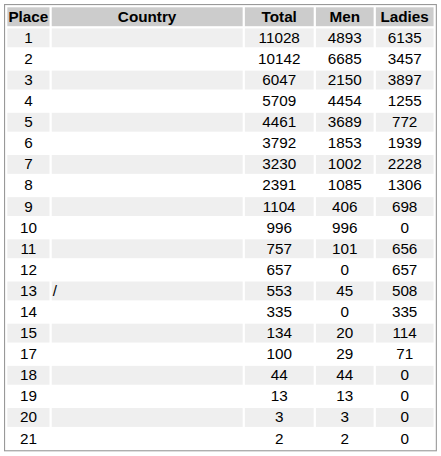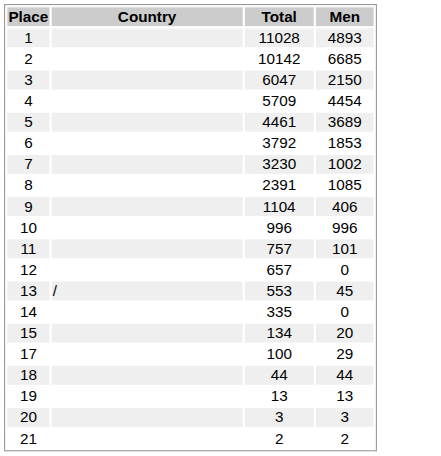- column: (405, 17)
